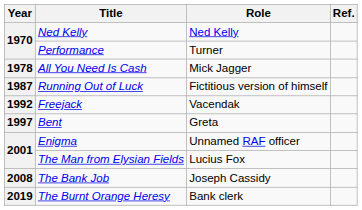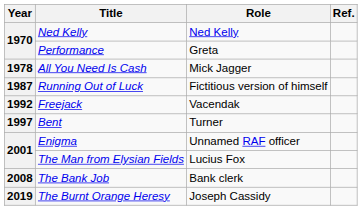(206, 50) Turner -> (204, 50) Greta
(204, 123) Greta -> (206, 123) Turner
(230, 178) Joseph Cassidy -> (216, 178) Bank clerk
(216, 196) Bank clerk -> (230, 196) Joseph Cassidy
